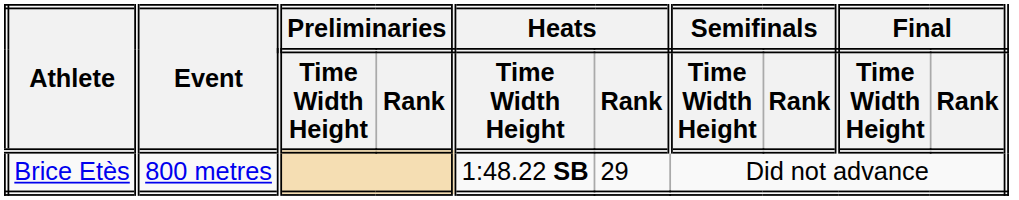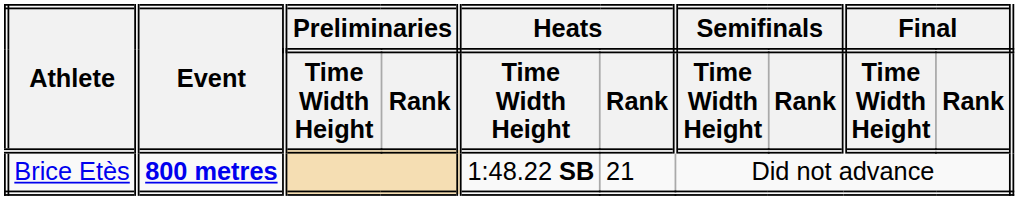(209, 172) normal -> (211, 172) bold
(615, 172) 29 -> (620, 172) 21
